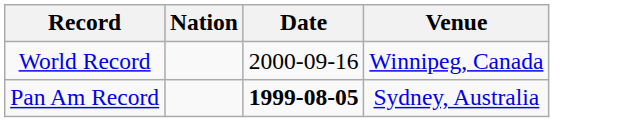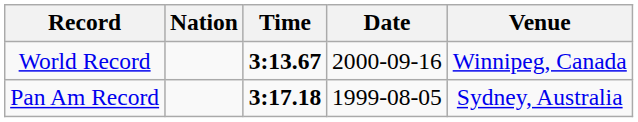+ column: (285, 23)
(304, 97) bold -> (387, 97) normal
